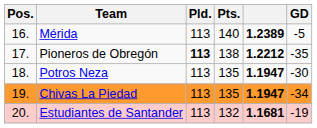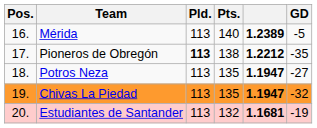(299, 73) -30 -> (299, 73) -27
(299, 93) -34 -> (299, 93) -32
